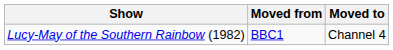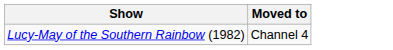- column: (286, 14)
